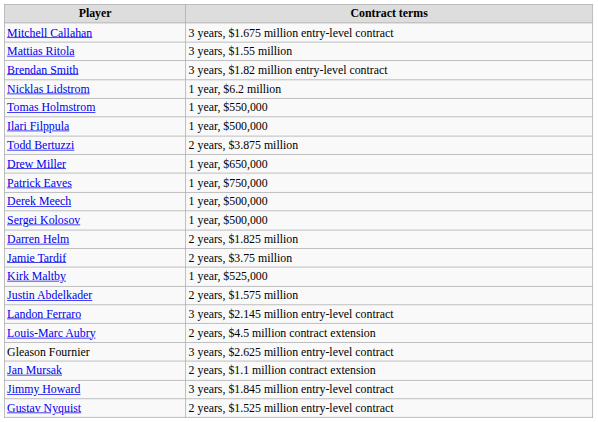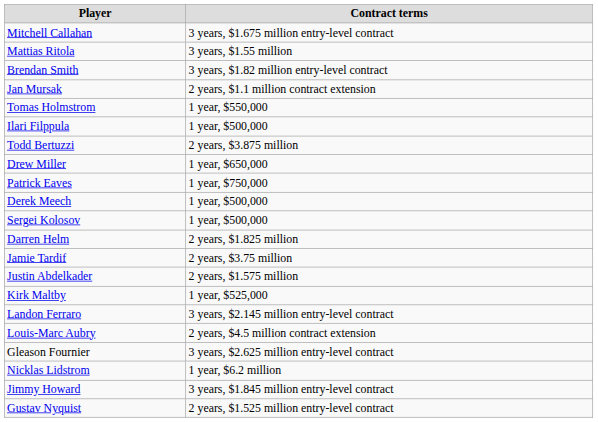rows swapped: (48, 88) <-> (35, 370)
rows swapped: (50, 295) <-> (37, 276)
